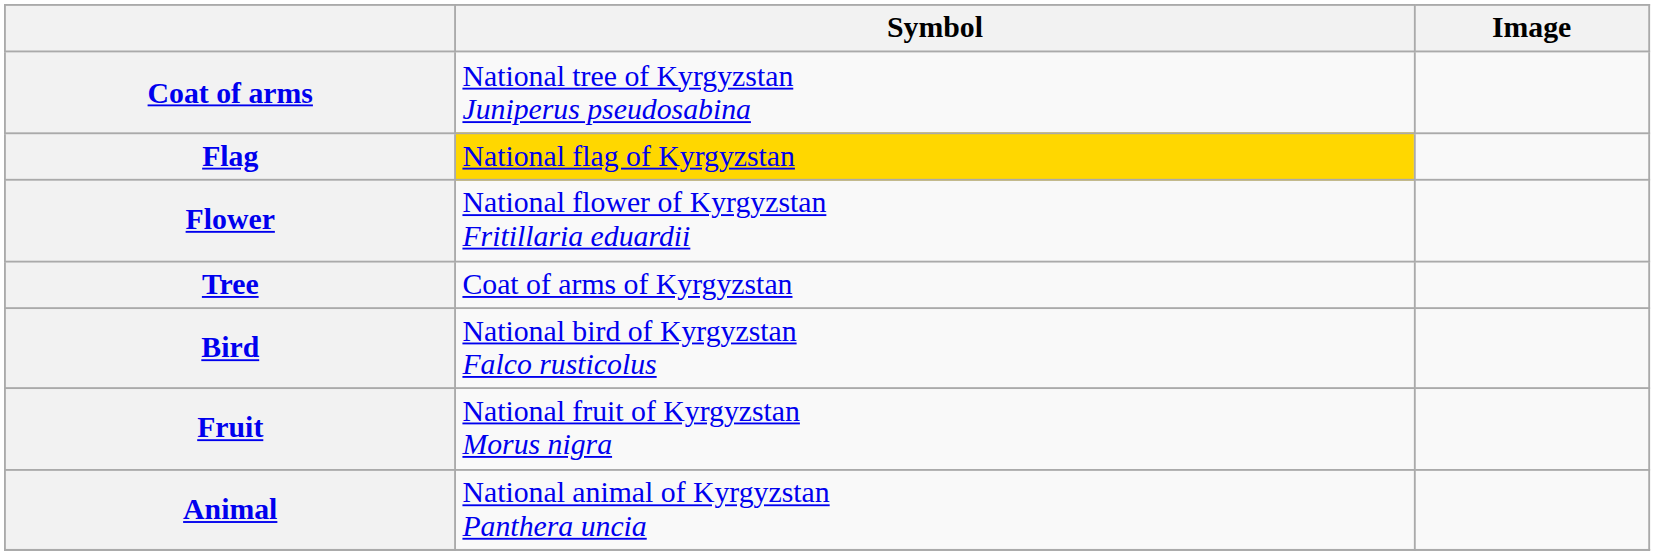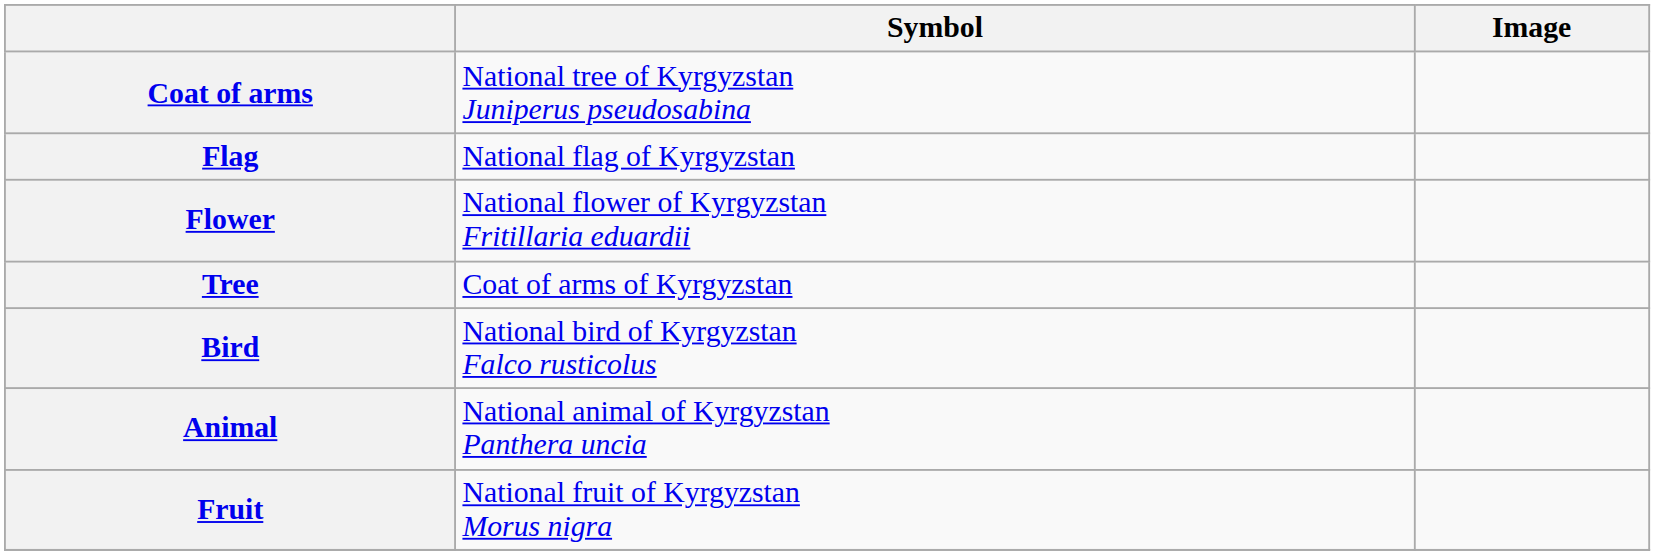(629, 155) gold background -> (629, 155) no background
rows swapped: (230, 509) <-> (230, 428)
